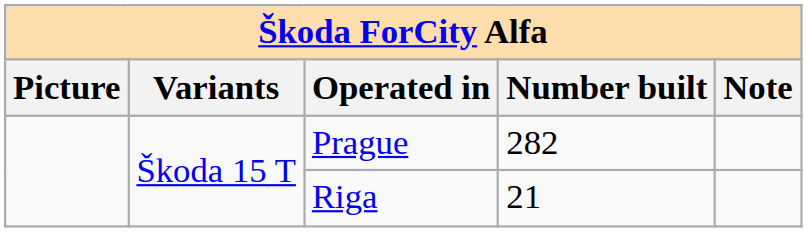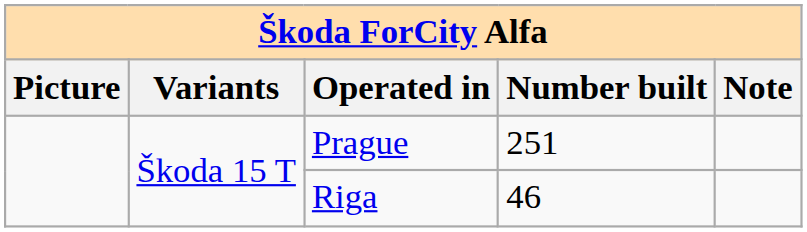(532, 142) 282 -> (532, 142) 251
(524, 197) 21 -> (524, 197) 46
